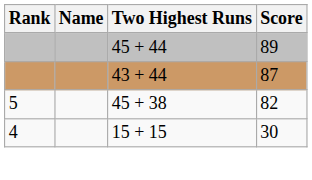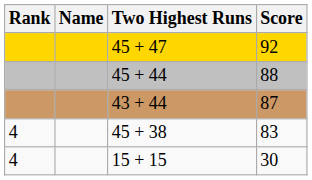+ row: (139, 47)
(269, 47) 89 -> (269, 75) 88
(13, 103) 5 -> (13, 132) 4
(269, 103) 82 -> (269, 132) 83
